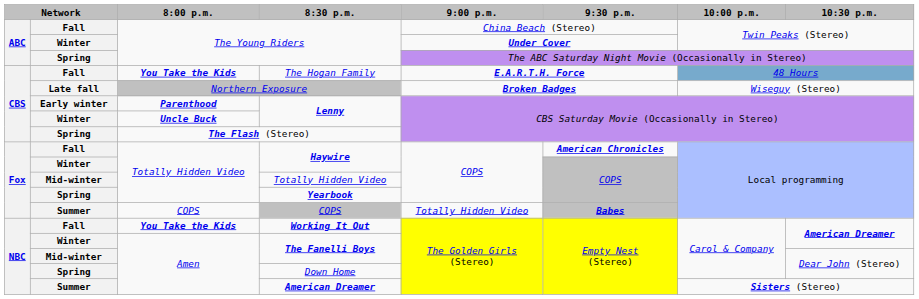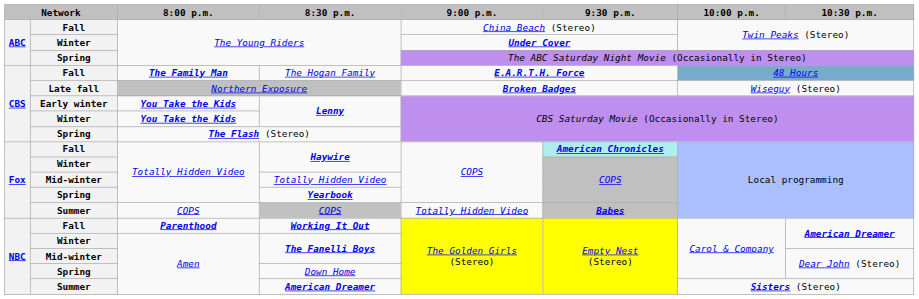(188, 73) You Take the Kids -> (188, 73) The Family Man
(188, 104) Parenthood -> (188, 104) You Take the Kids
(188, 119) Uncle Buck -> (188, 119) You Take the Kids
(610, 149) no background -> (610, 149) paleturquoise background
(188, 226) You Take the Kids -> (188, 226) Parenthood
